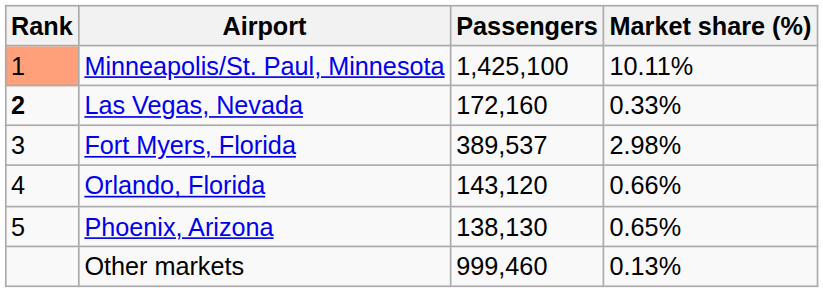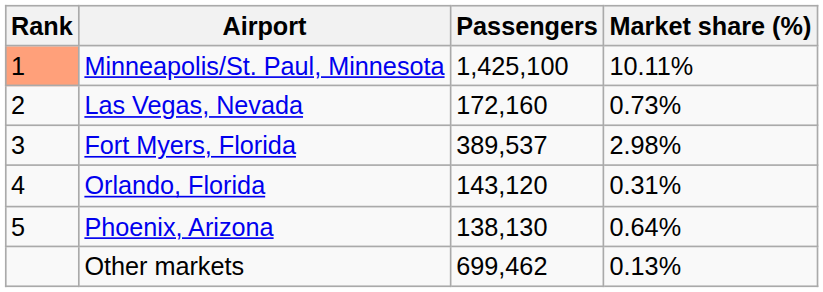(18, 106) bold -> (18, 106) normal
(645, 106) 0.33% -> (645, 106) 0.73%
(645, 186) 0.66% -> (645, 186) 0.31%
(645, 226) 0.65% -> (645, 226) 0.64%
(502, 266) 999,460 -> (502, 266) 699,462
